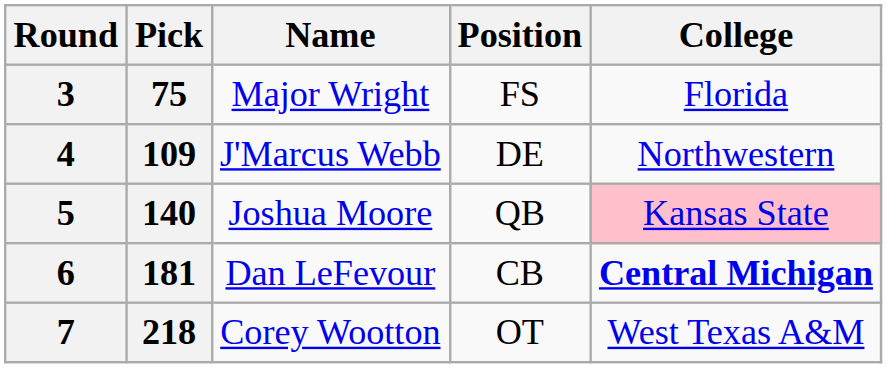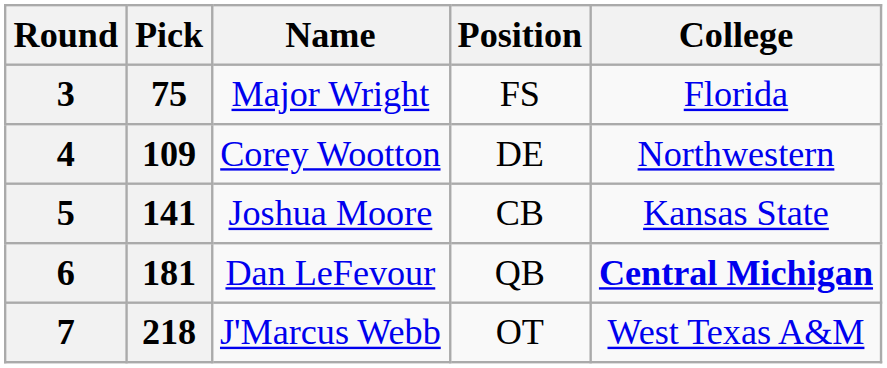(330, 153) J'Marcus Webb -> (330, 153) Corey Wootton
(169, 213) 140 -> (169, 213) 141
(520, 213) QB -> (520, 213) CB
(736, 213) pink background -> (736, 213) no background
(520, 273) CB -> (520, 273) QB
(330, 332) Corey Wootton -> (330, 332) J'Marcus Webb
